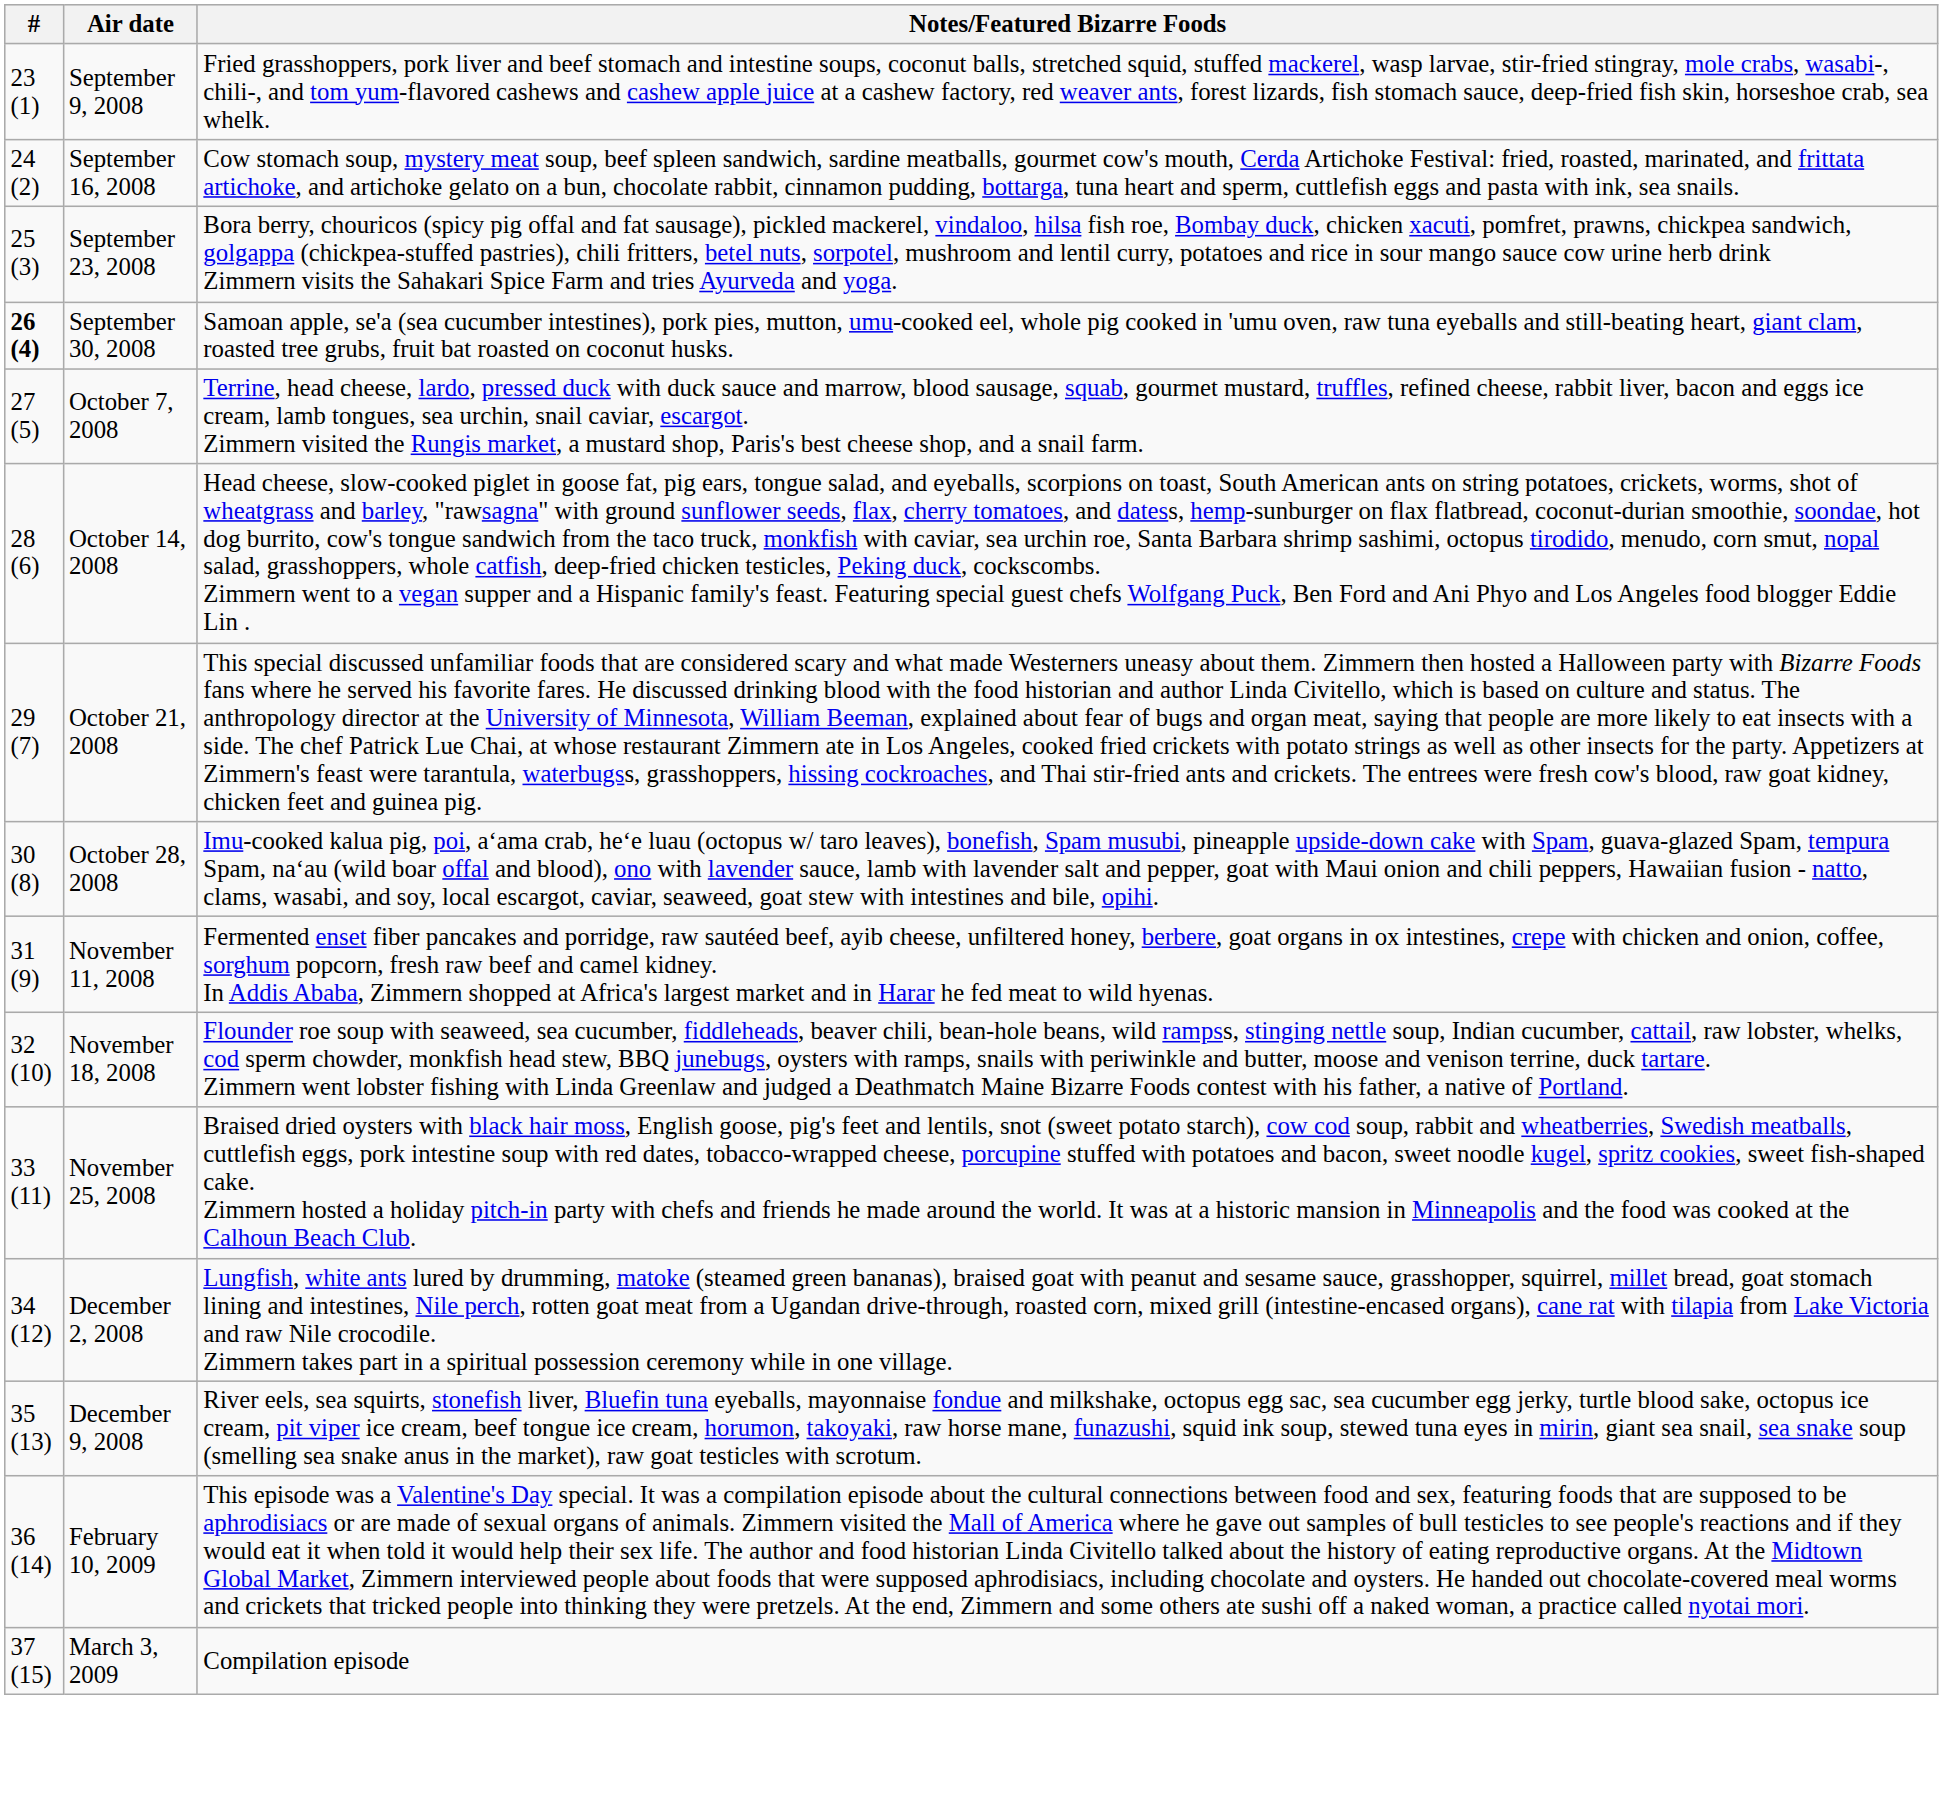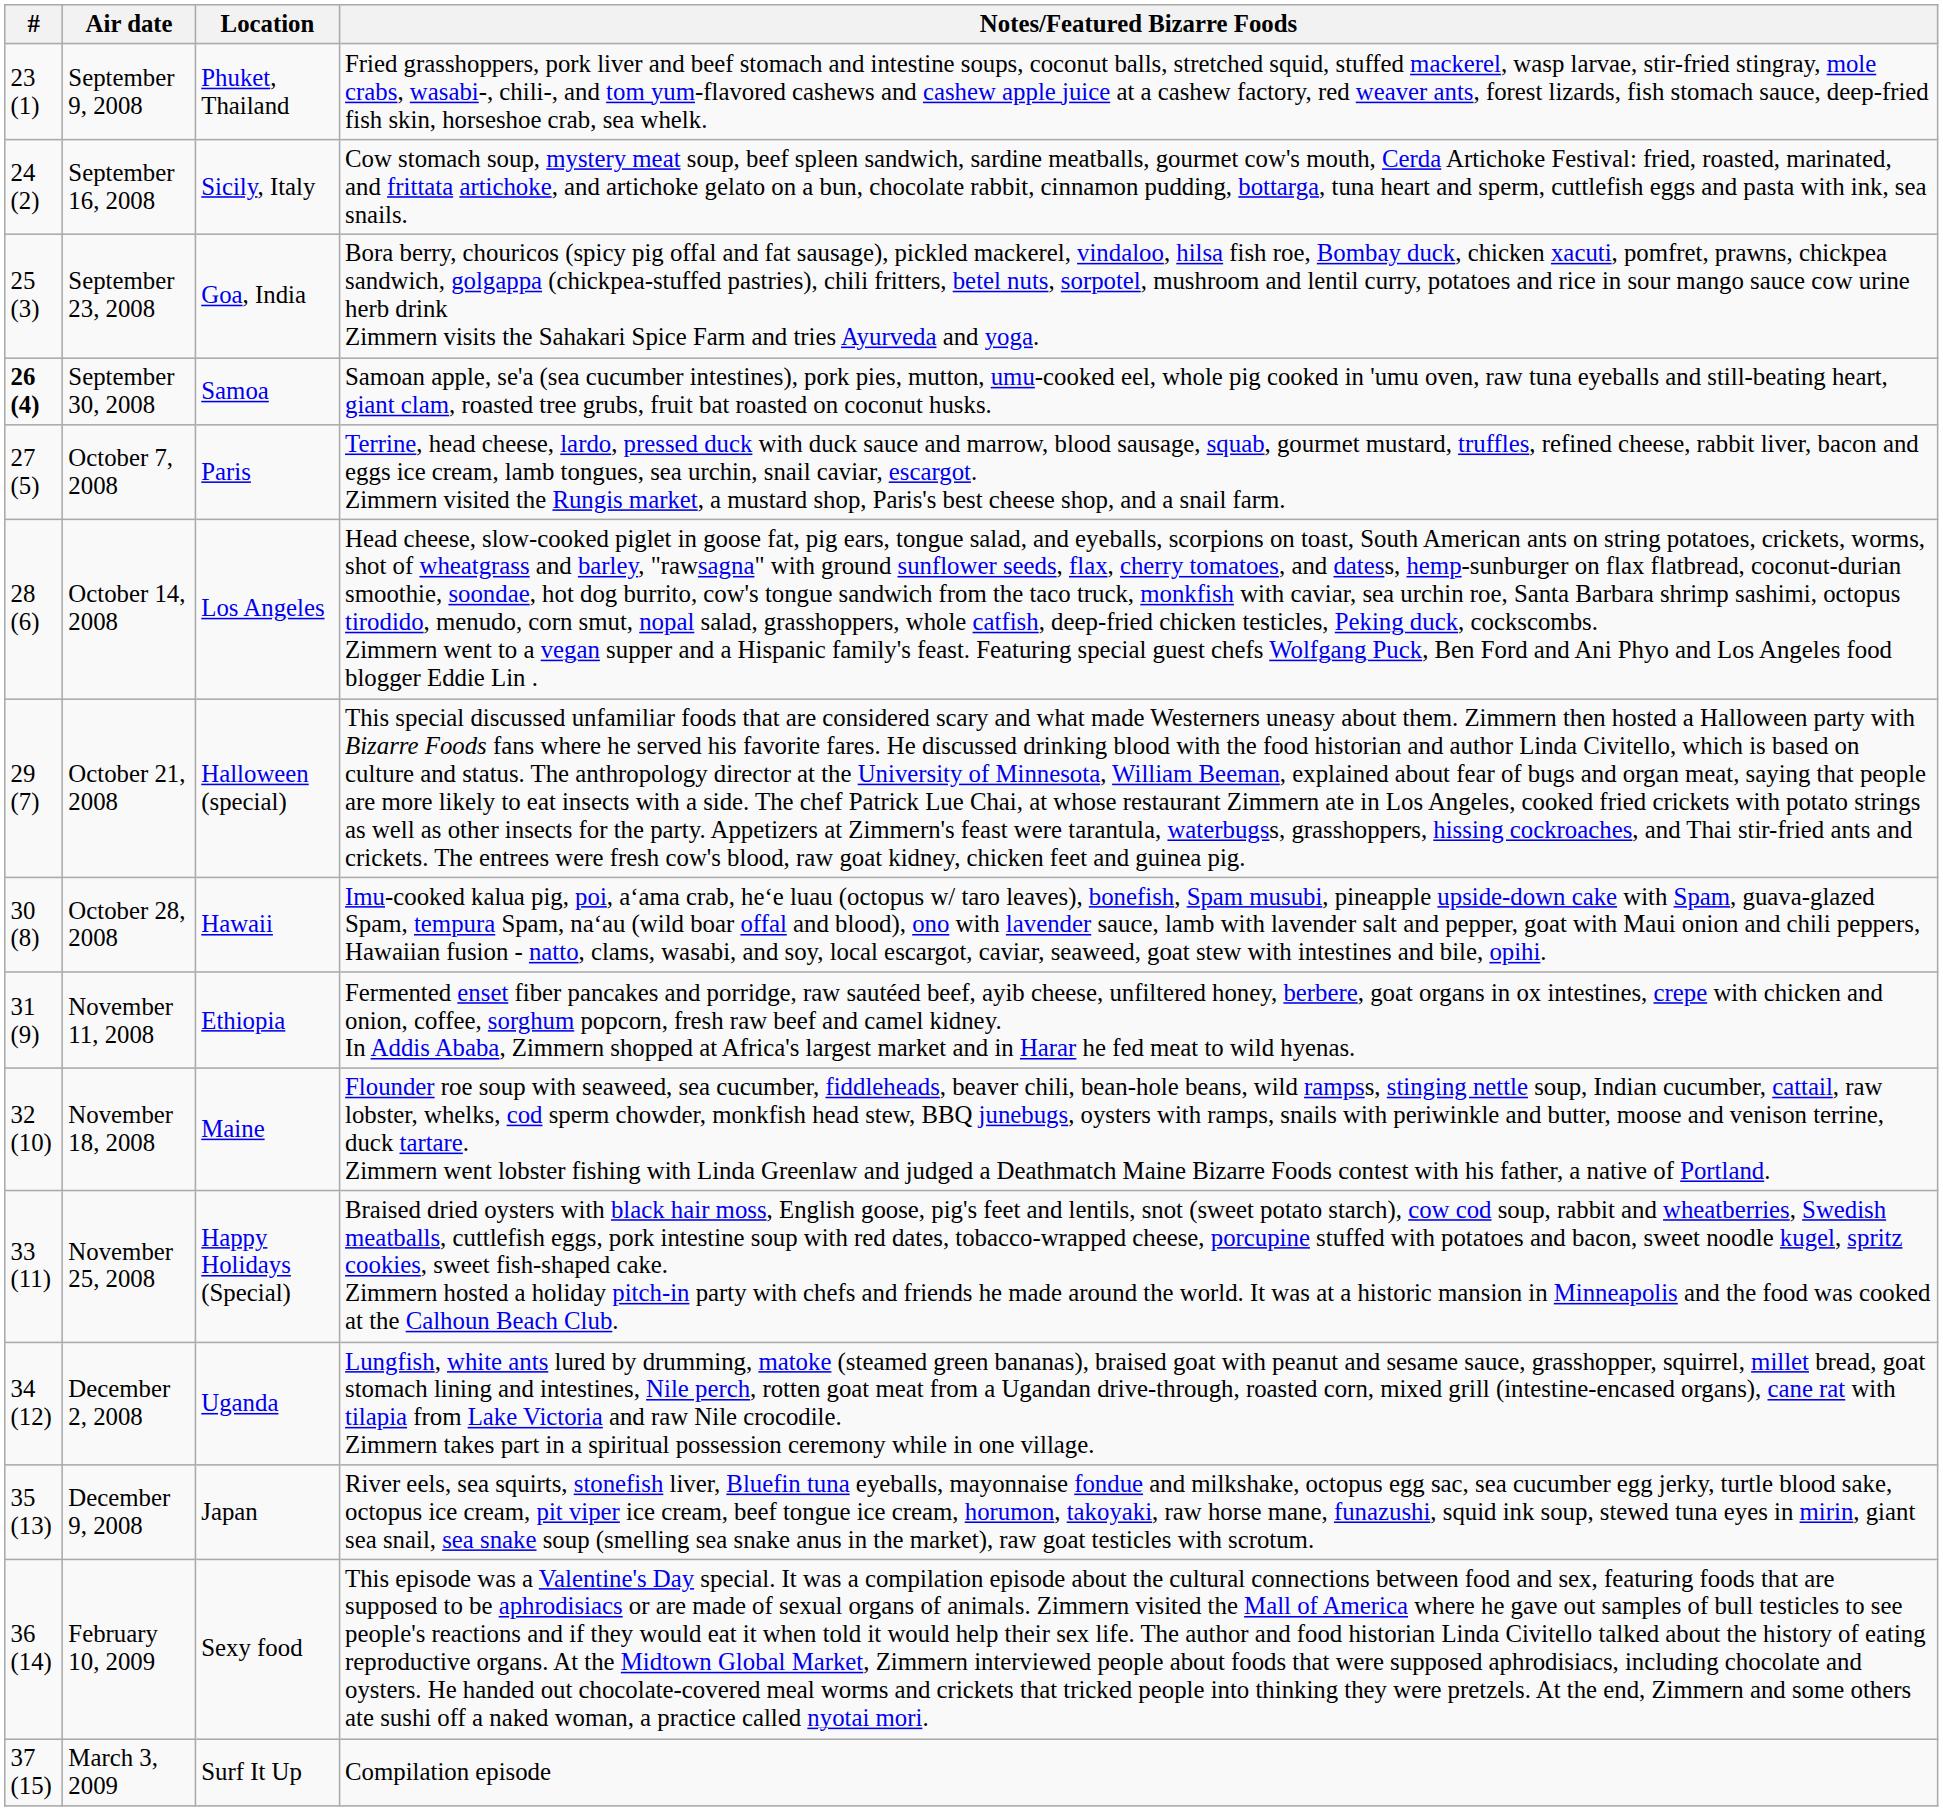+ column: (267, 24)
